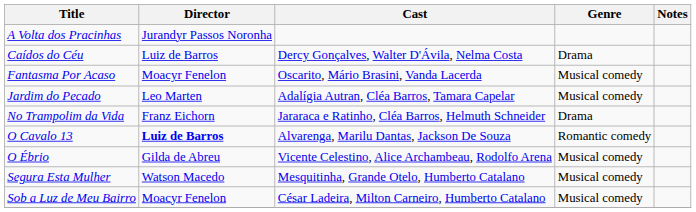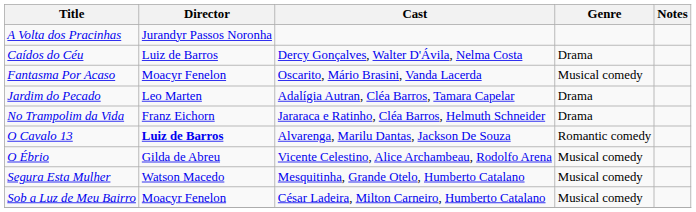(600, 95) Musical comedy -> (575, 95) Drama
